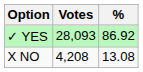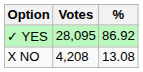(76, 36) 28,093 -> (76, 36) 28,095
